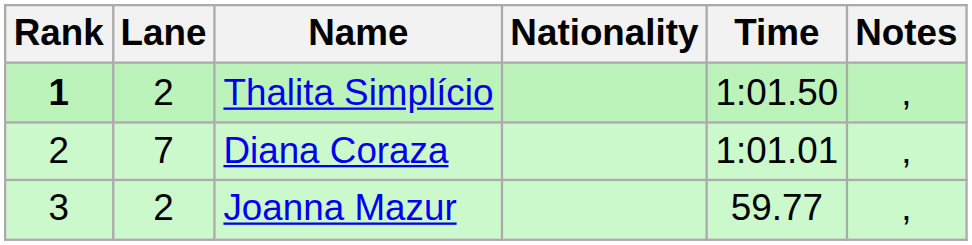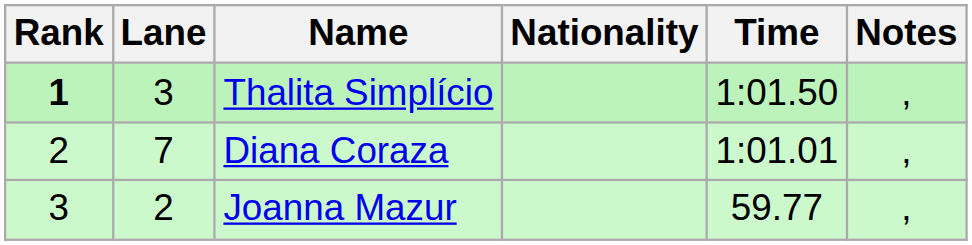(164, 92) 2 -> (164, 92) 3
